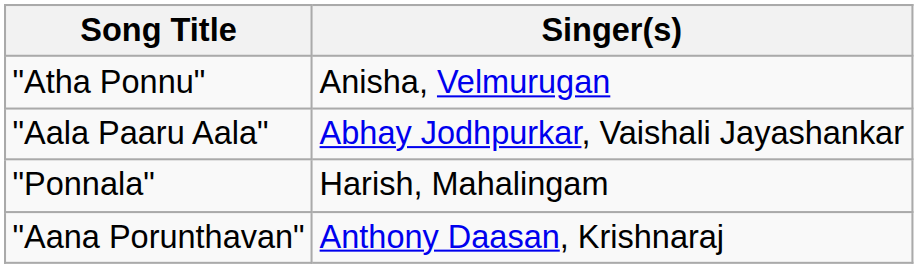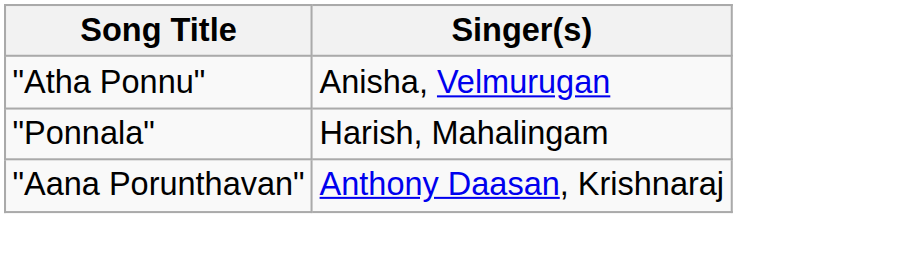- row: (141, 133)
